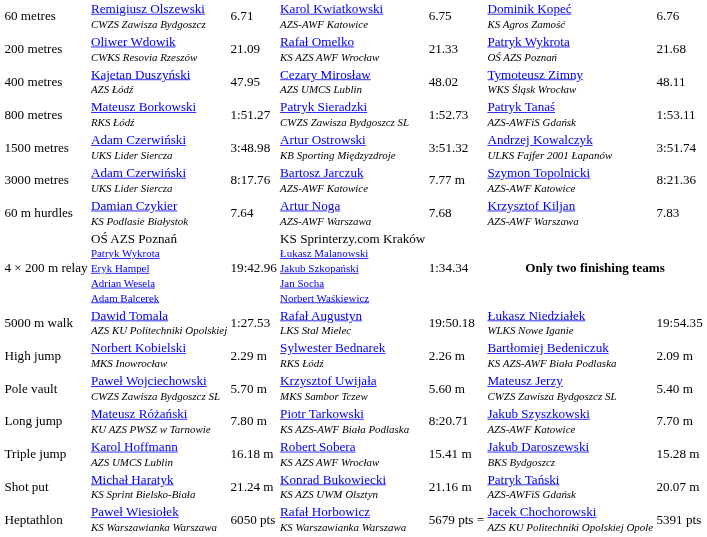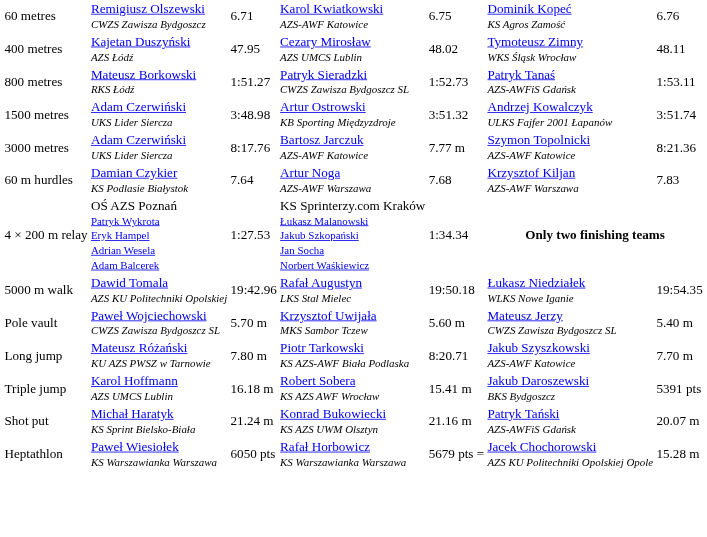- row: (33, 49)
(254, 268) 19:42.96 -> (250, 235) 1:27.53
(250, 322) 1:27.53 -> (254, 290) 19:42.96
- row: (33, 355)
(678, 454) 15.28 m -> (679, 388) 5391 pts
(679, 519) 5391 pts -> (678, 454) 15.28 m
